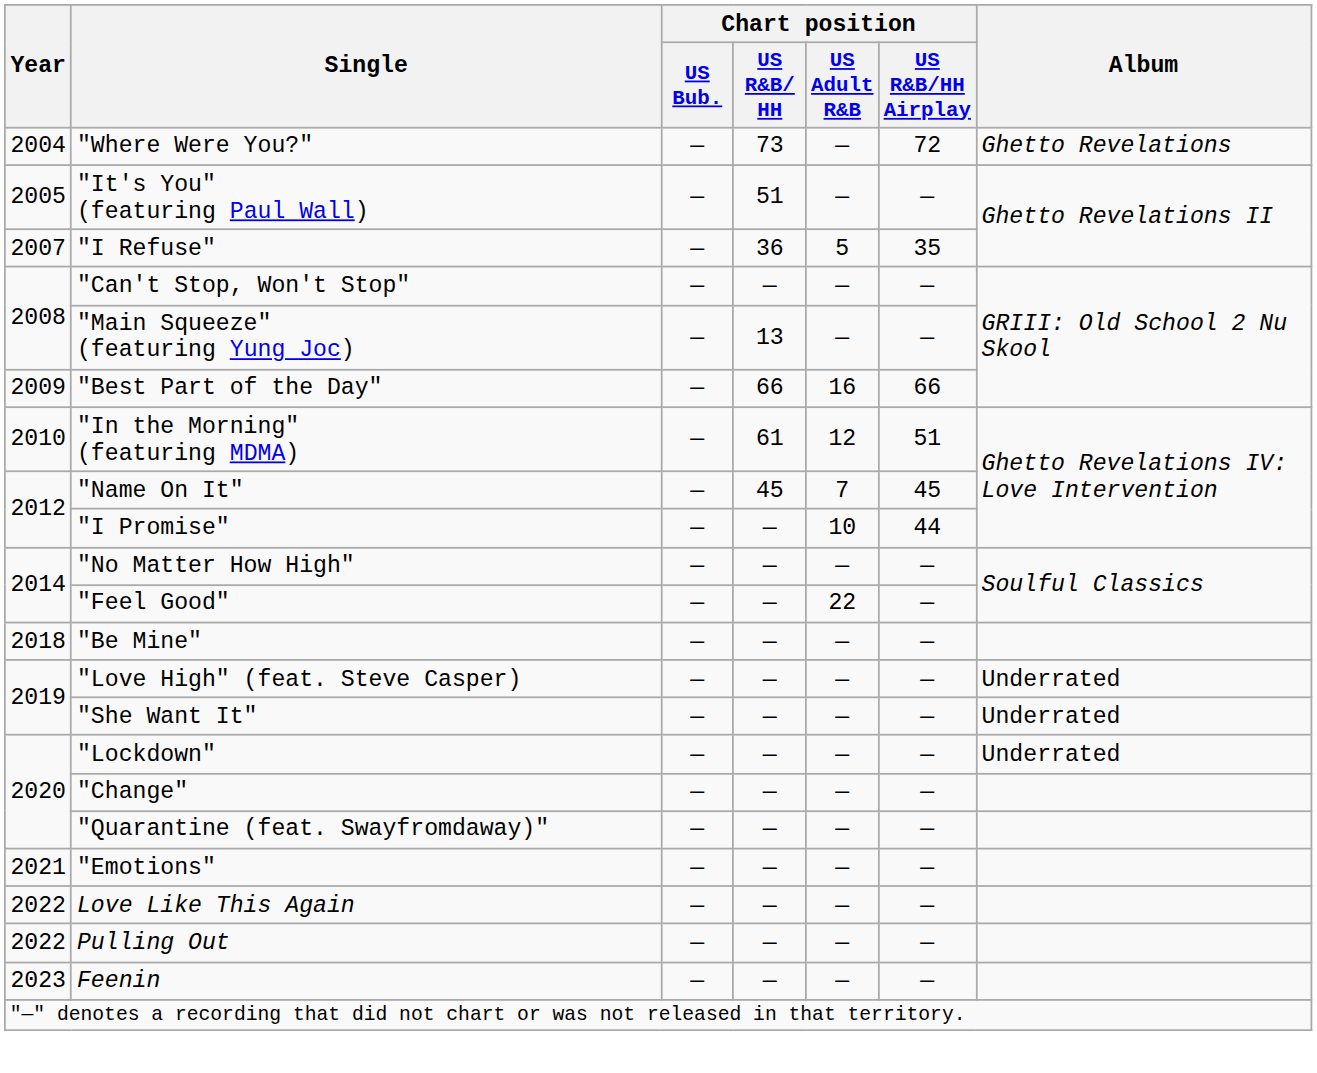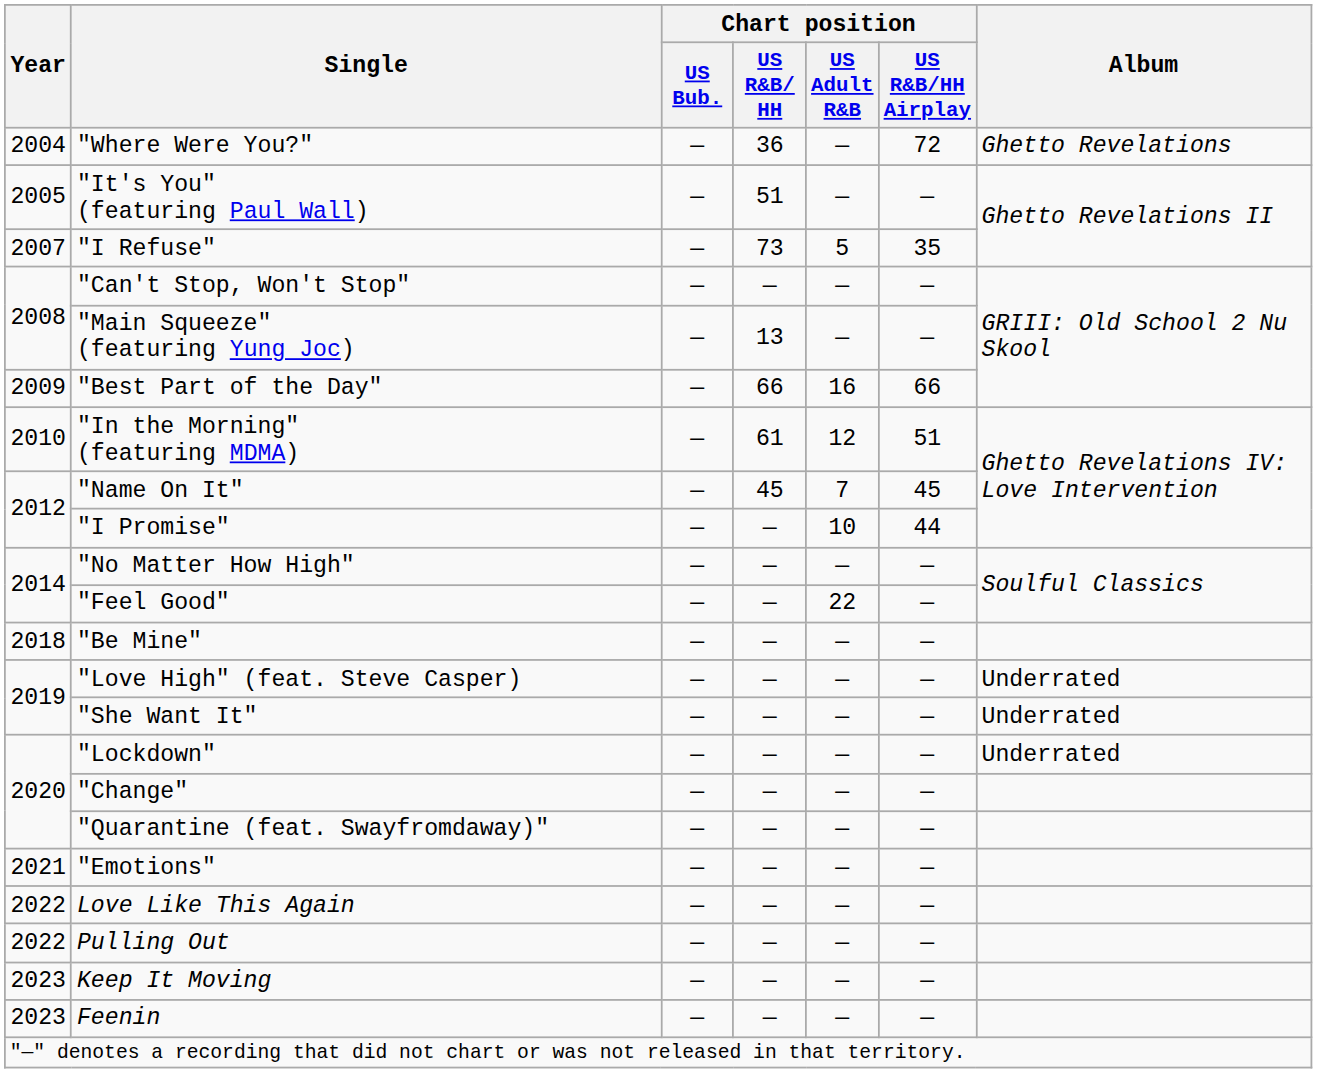(770, 146) 73 -> (770, 146) 36
(770, 248) 36 -> (770, 248) 73
+ row: (174, 981)
